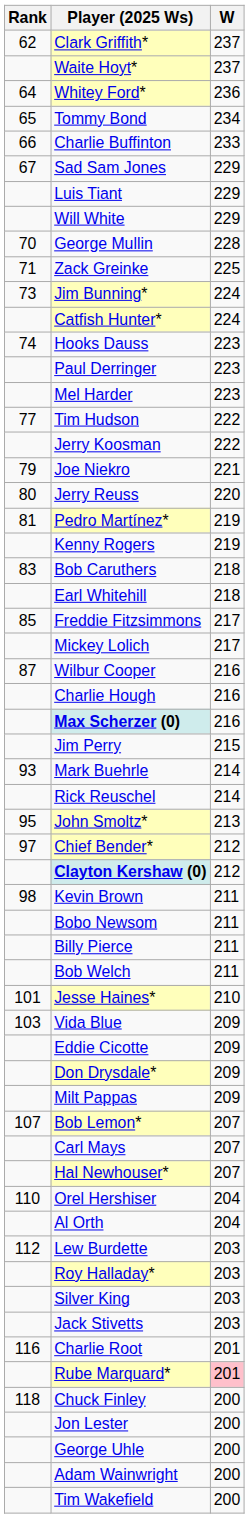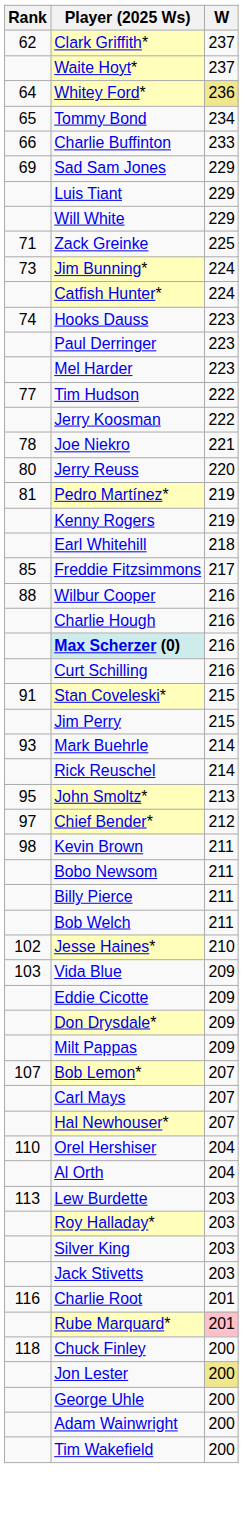(227, 93) no background -> (222, 93) khaki background
(28, 168) 67 -> (28, 168) 69
- row: (103, 243)
(28, 470) 79 -> (28, 444) 78
- row: (105, 570)
- row: (102, 645)
(28, 671) 87 -> (28, 595) 88
+ row: (101, 671)
+ row: (110, 696)
- row: (130, 872)
(28, 997) 101 -> (28, 947) 102
(28, 1248) 112 -> (28, 1198) 113
(227, 1424) no background -> (222, 1374) khaki background
